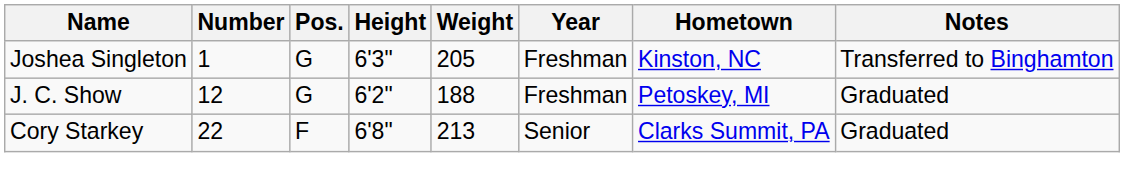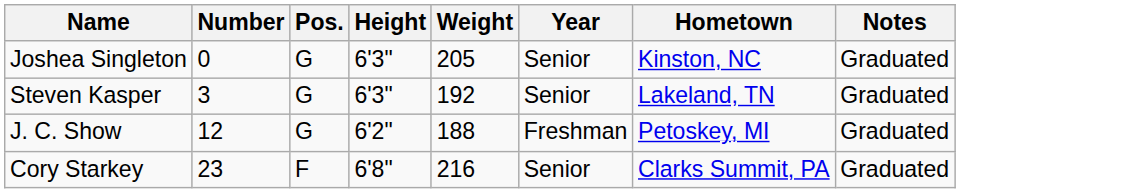(204, 59) 1 -> (204, 59) 0
(576, 59) Freshman -> (557, 59) Senior
(977, 59) Transferred to Binghamton -> (895, 59) Graduated
+ row: (86, 95)
(210, 132) 22 -> (210, 168) 23
(456, 132) 213 -> (456, 168) 216
